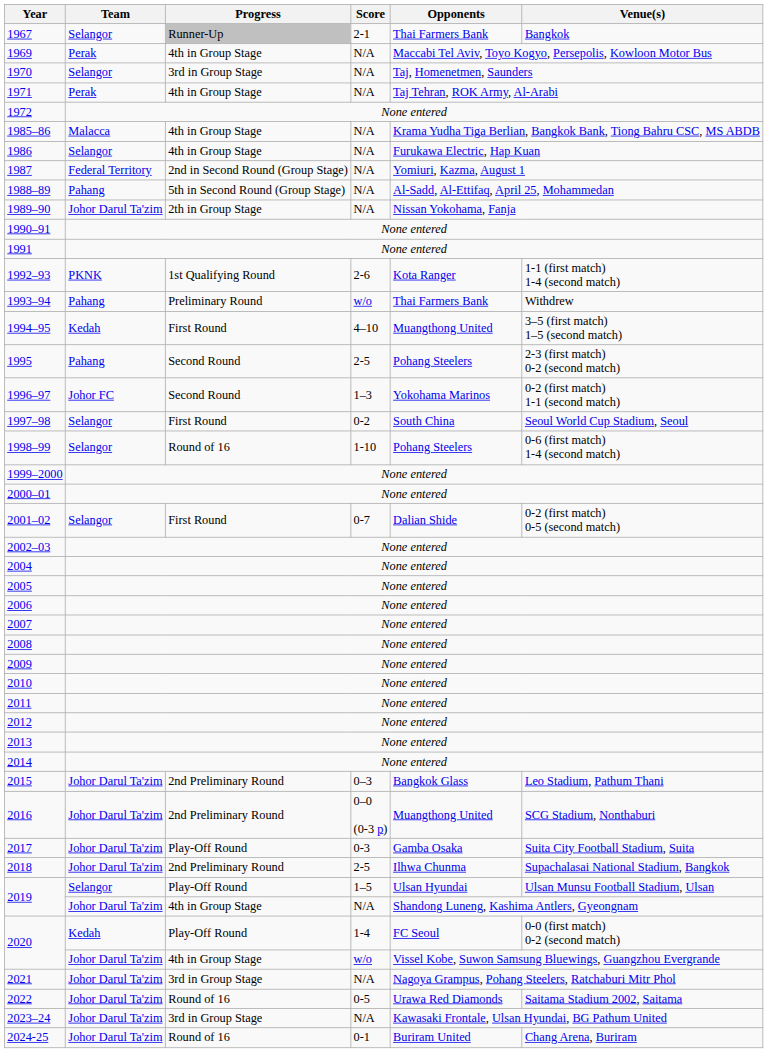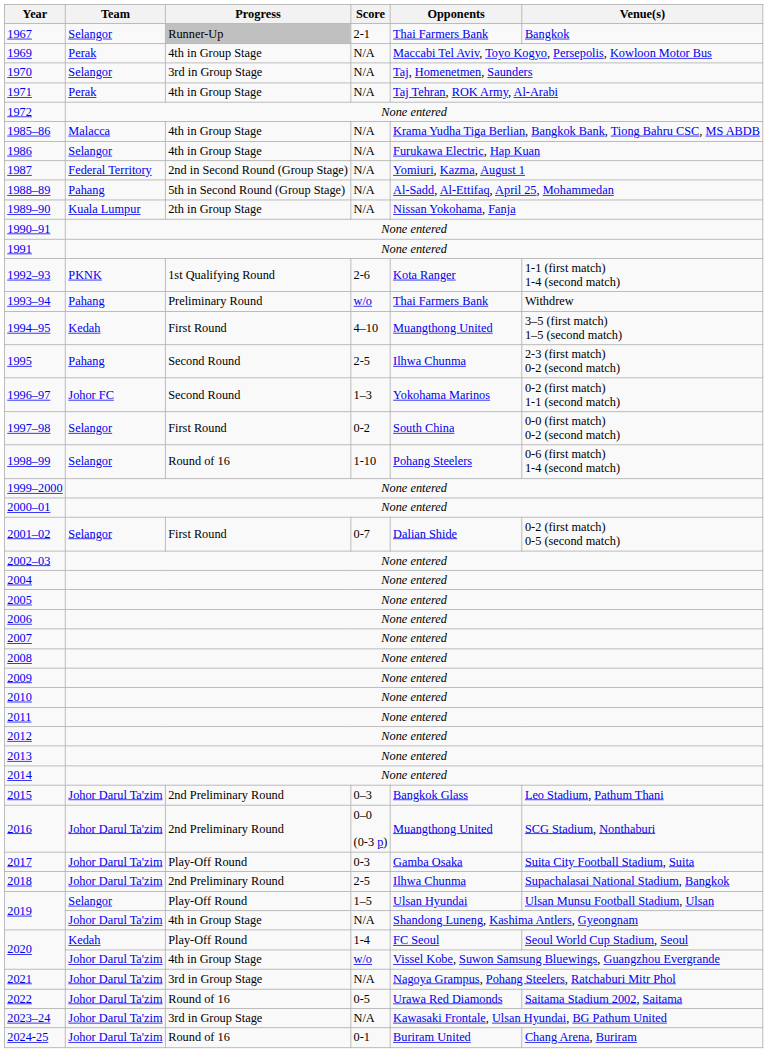(115, 209) Johor Darul Ta'zim -> (104, 209) Kuala Lumpur
(433, 361) Pohang Steelers -> (430, 361) Ilhwa Chunma
(607, 421) Seoul World Cup Stadium, Seoul -> (572, 428) 0-0 (first match) 0-2 (second match)
(572, 933) 0-0 (first match) 0-2 (second match) -> (607, 940) Seoul World Cup Stadium, Seoul
